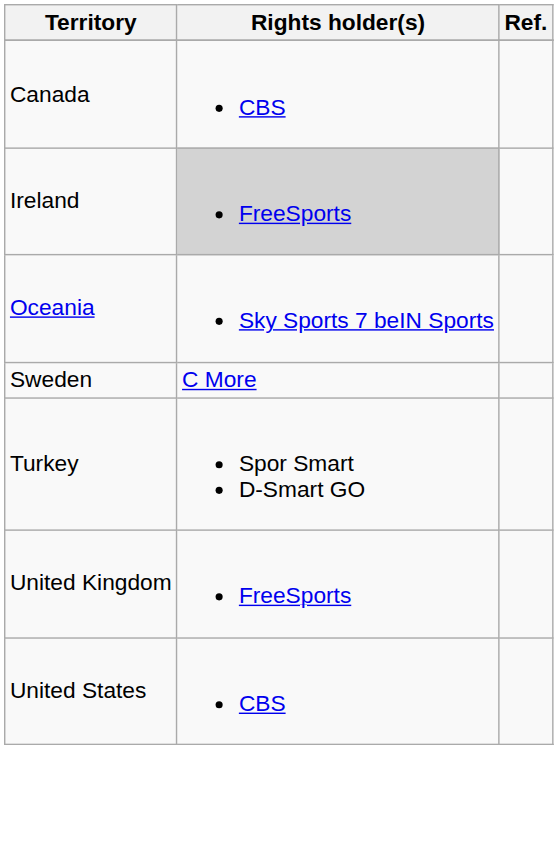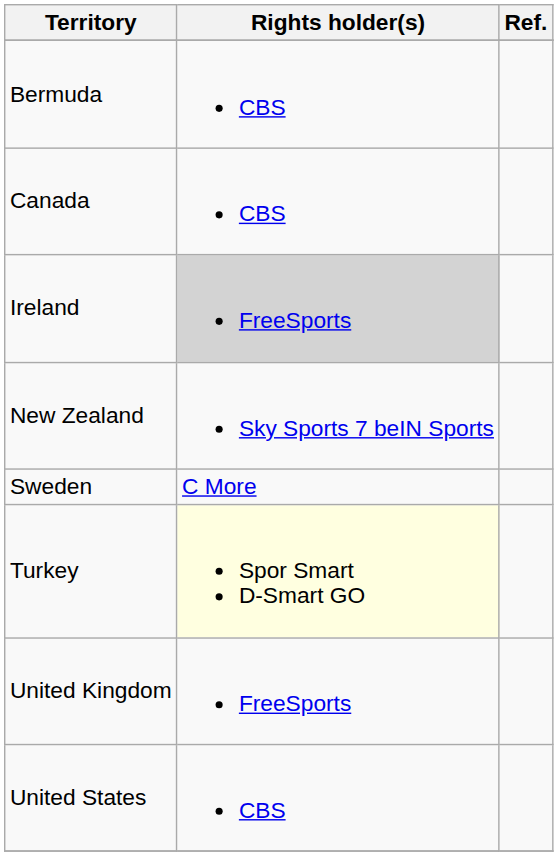+ row: (56, 94)
+ row: (77, 415)
- row: (52, 308)
(338, 477) no background -> (338, 584) lightyellow background
